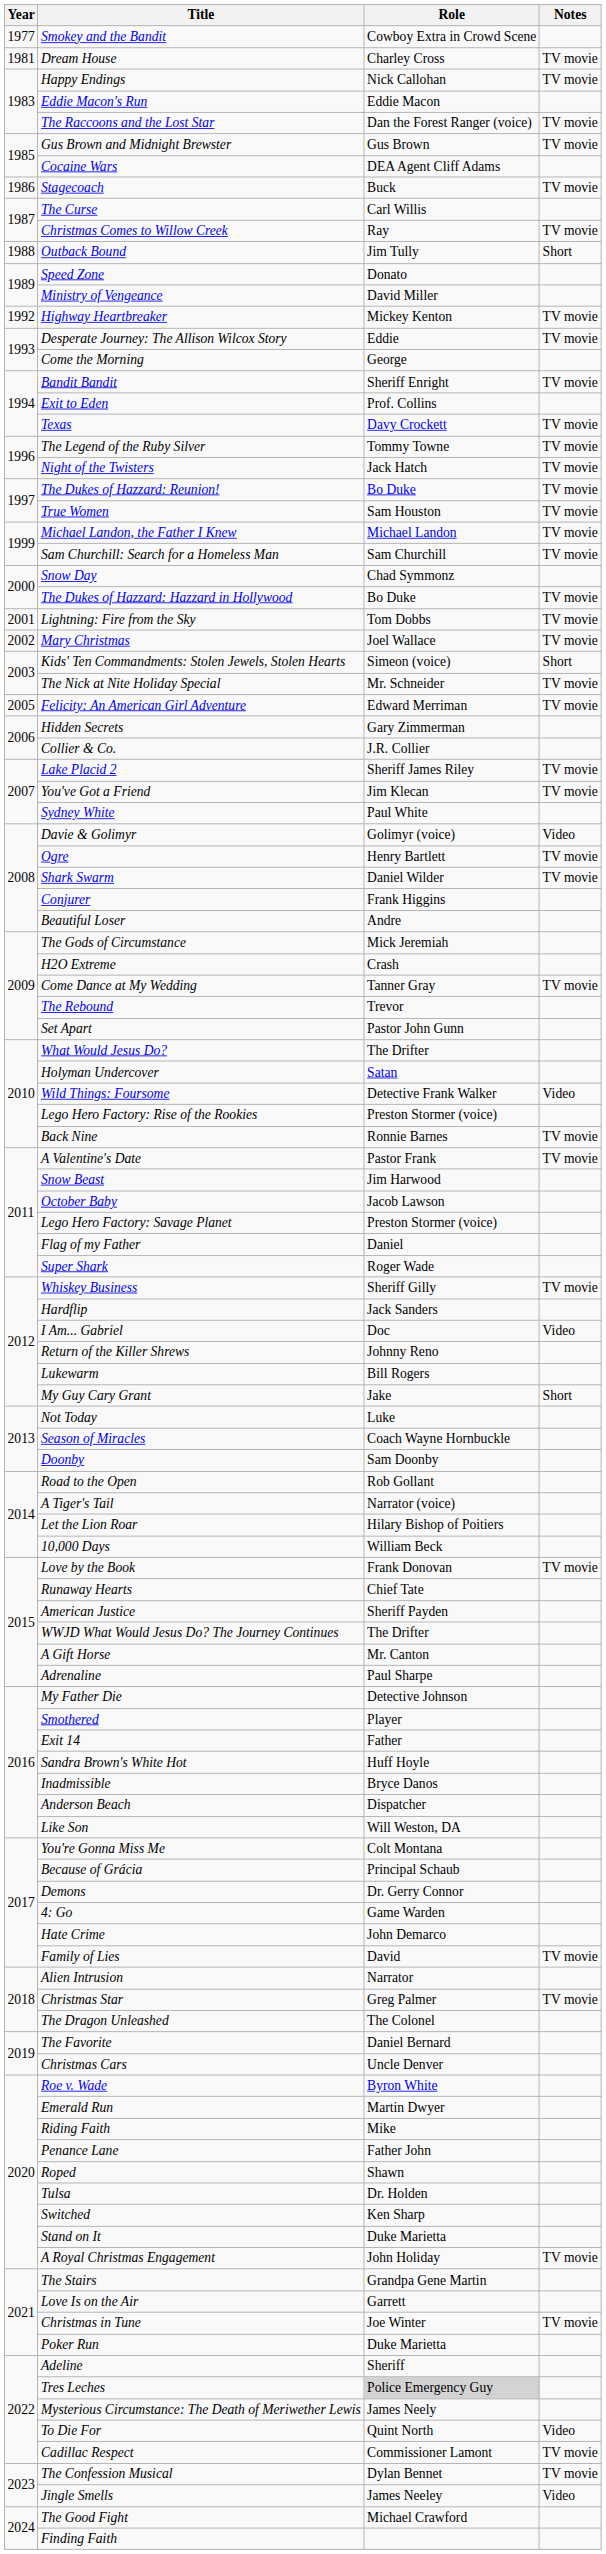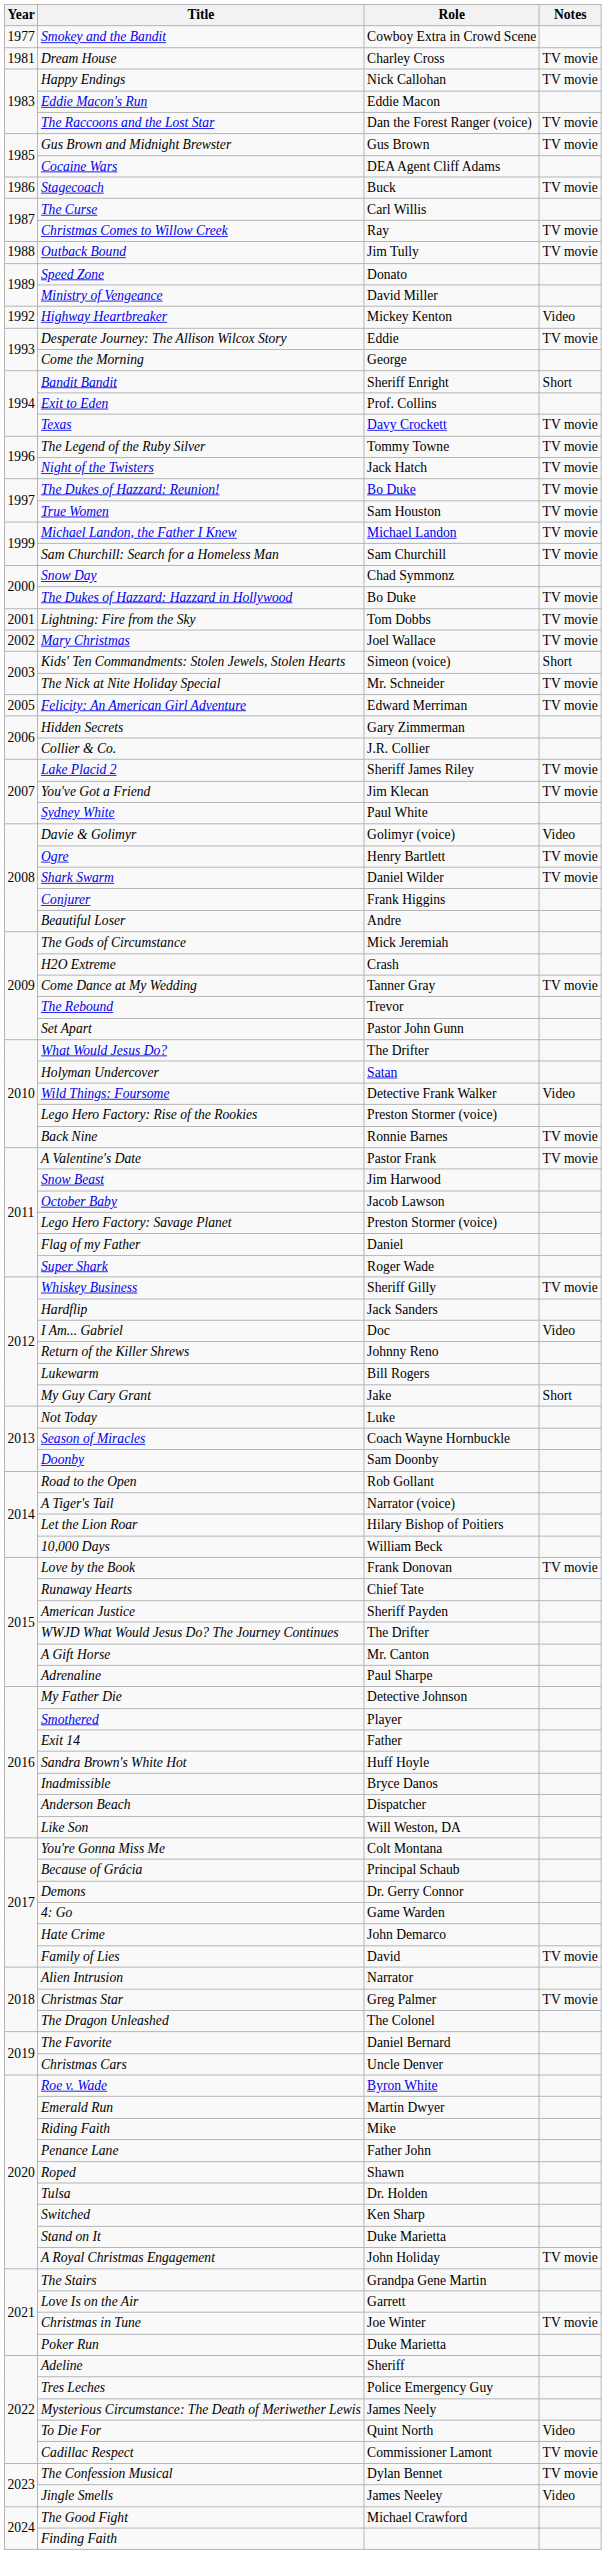(557, 252) Short -> (570, 252) TV movie
(570, 317) TV movie -> (559, 317) Video
(570, 381) TV movie -> (557, 381) Short
(430, 2387) lightgrey background -> (430, 2387) no background
